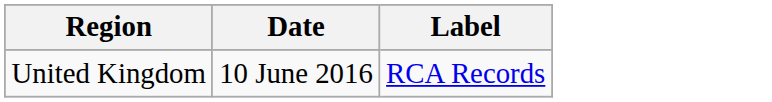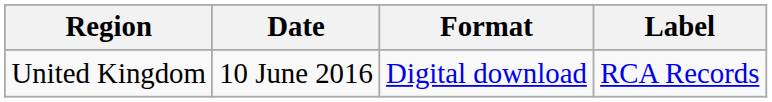+ column: (486, 27)
